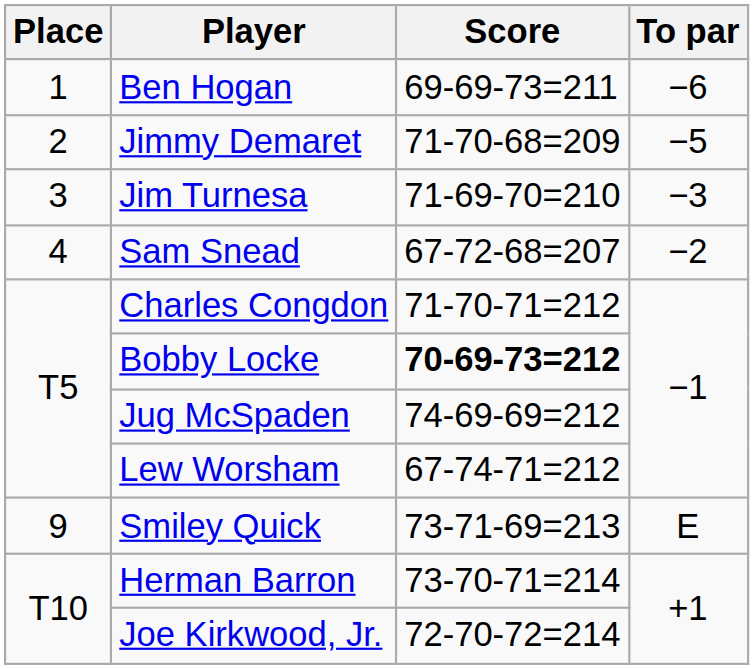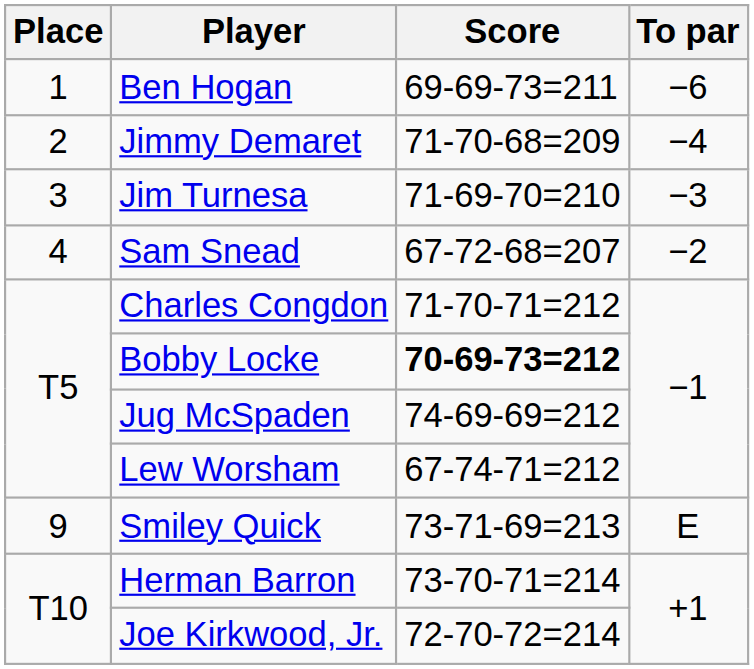(688, 141) −5 -> (688, 141) −4
